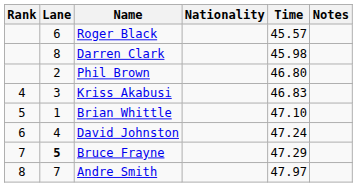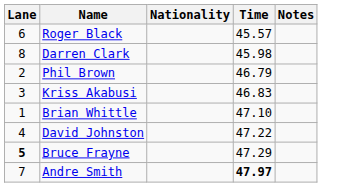- column: (22, 14)
(289, 73) 46.80 -> (254, 73) 46.79
(289, 133) 47.24 -> (254, 133) 47.22
(289, 172) normal -> (254, 172) bold
